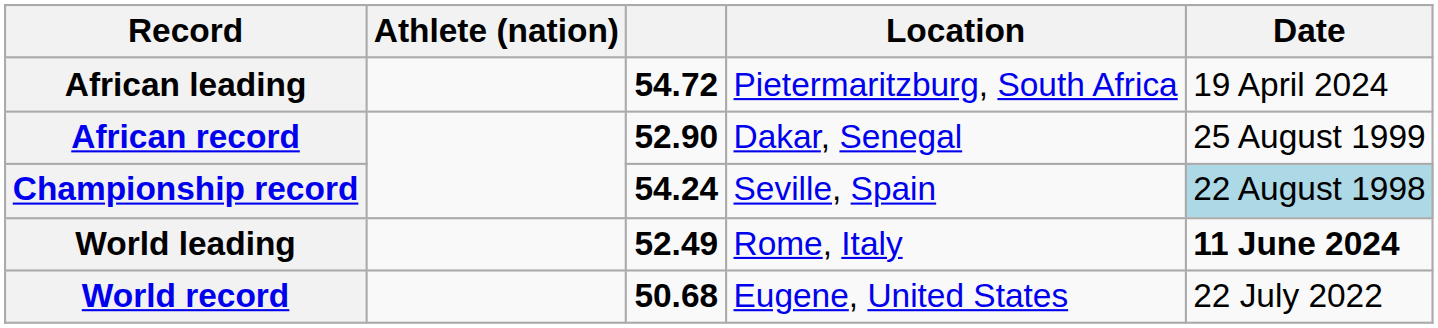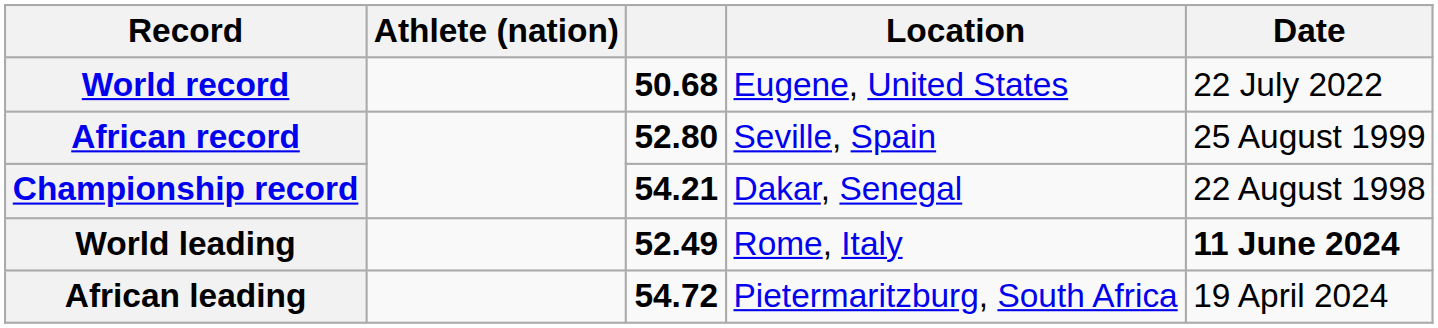rows swapped: (186, 296) <-> (186, 84)
(676, 137) 52.90 -> (676, 137) 52.80
(848, 137) Dakar, Senegal -> (835, 137) Seville, Spain
(676, 190) 54.24 -> (676, 190) 54.21
(835, 190) Seville, Spain -> (848, 190) Dakar, Senegal
(1309, 190) lightblue background -> (1309, 190) no background
